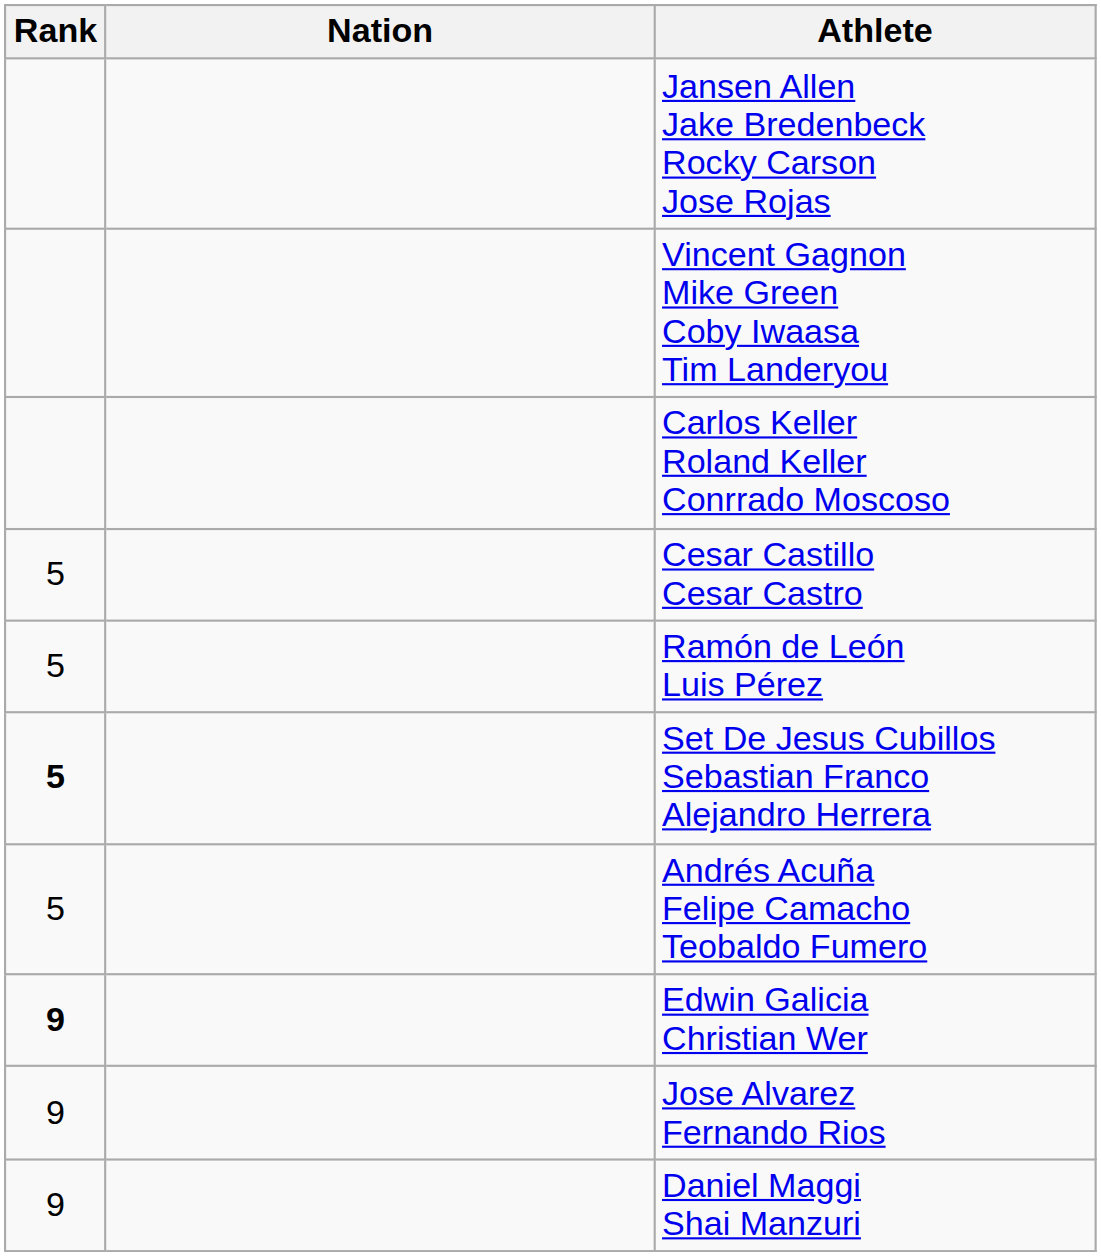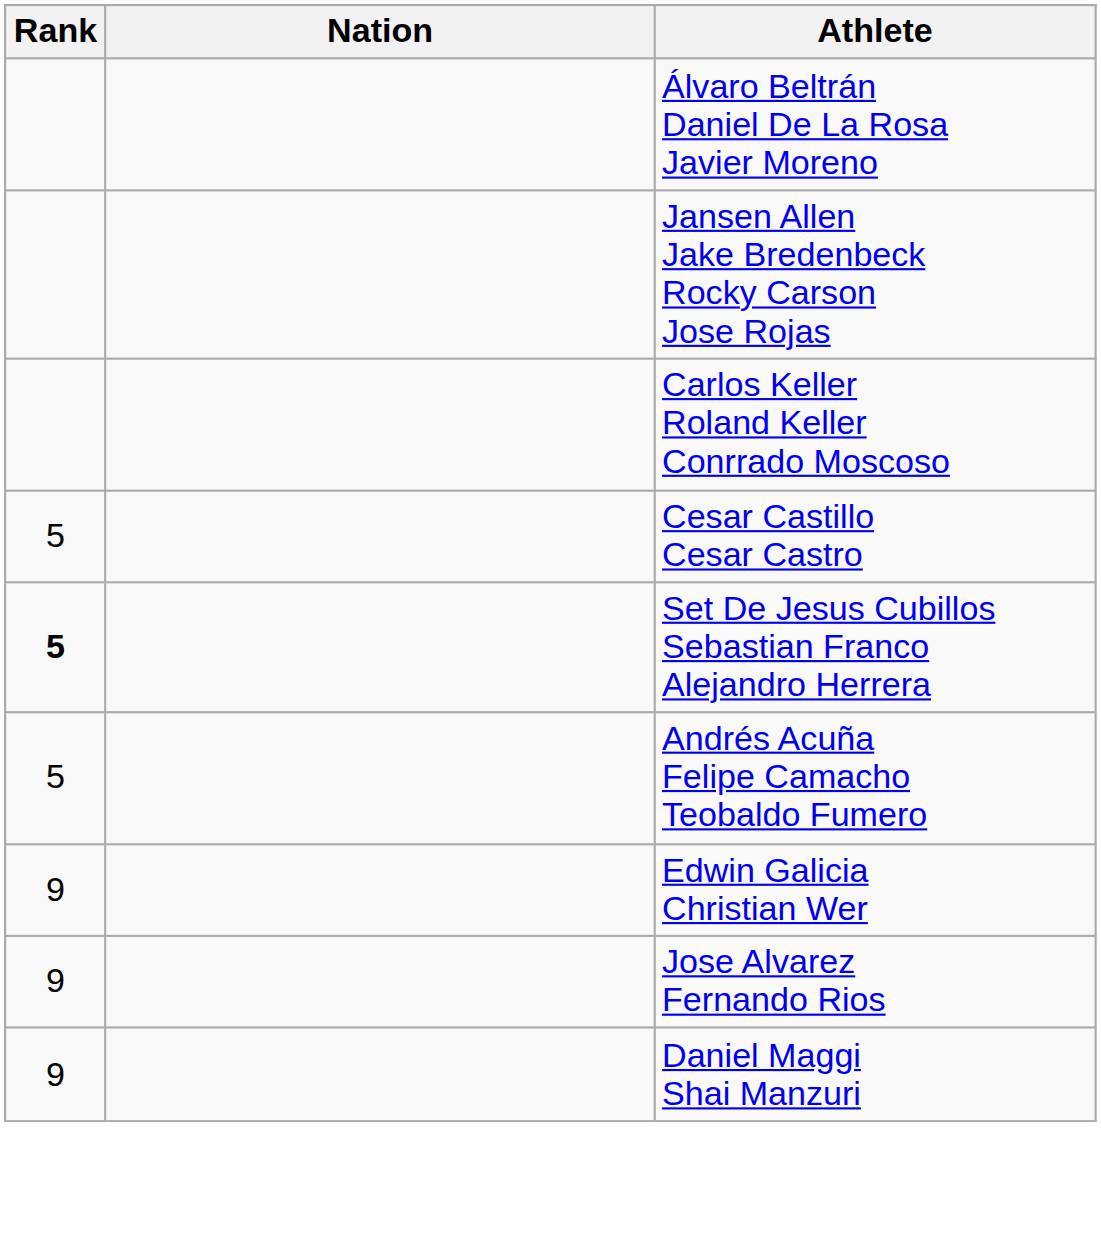+ row: (805, 123)
- row: (784, 312)
- row: (783, 665)
(56, 1019) bold -> (56, 889) normal
